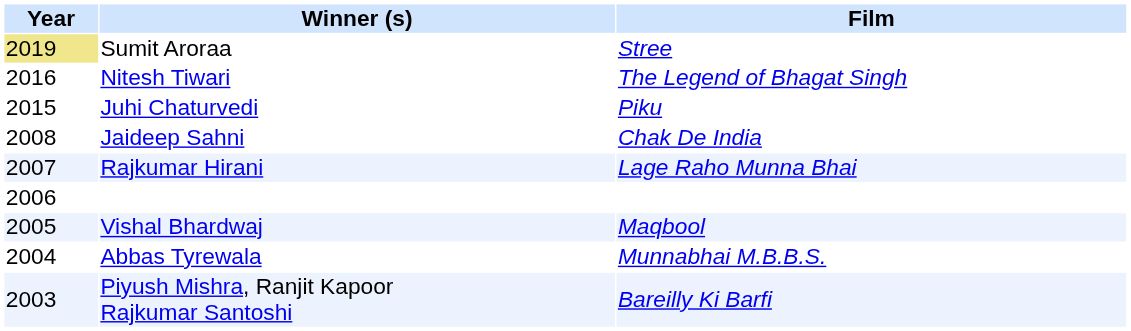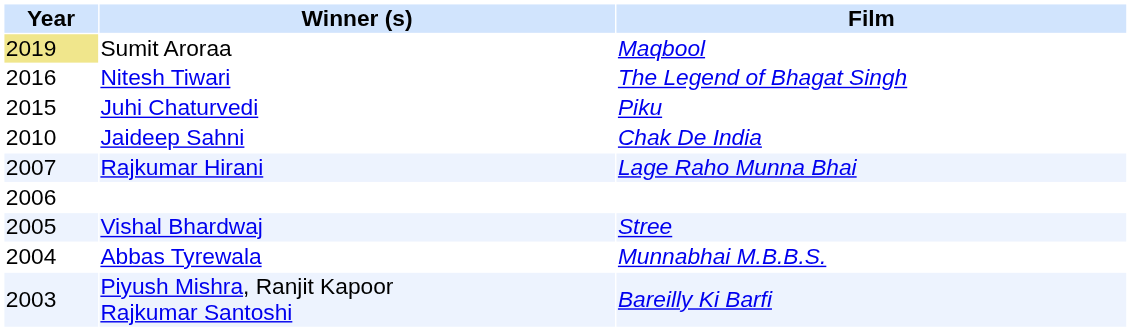(645, 48) Stree -> (662, 48) Maqbool
(31, 137) 2008 -> (31, 137) 2010
(662, 227) Maqbool -> (645, 227) Stree
